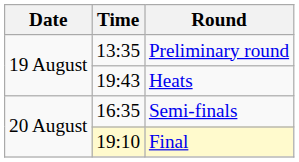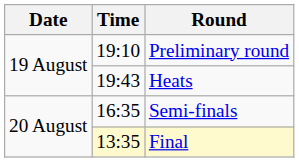(118, 50) 13:35 -> (118, 50) 19:10
(118, 141) 19:10 -> (118, 141) 13:35
